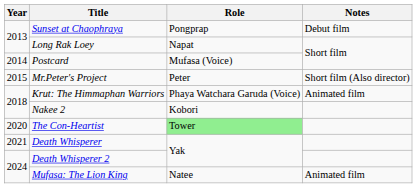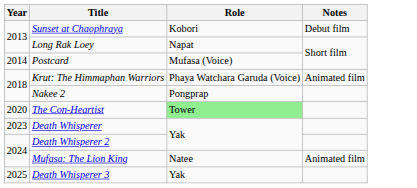(189, 28) Pongprap -> (184, 28) Kobori
- row: (69, 77)
(184, 110) Kobori -> (189, 93) Pongprap
(17, 142) 2021 -> (17, 126) 2023
+ row: (71, 175)
